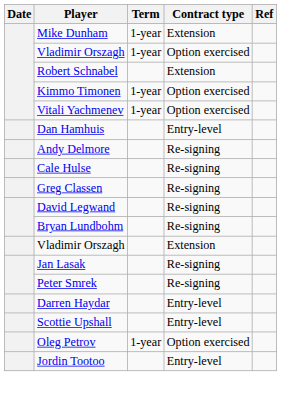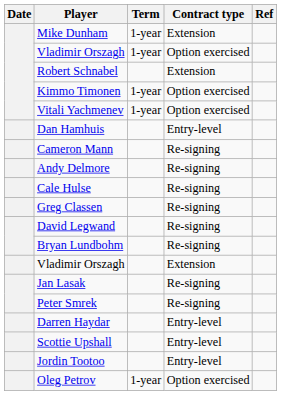+ row: (75, 149)
rows swapped: (71, 361) <-> (66, 341)
